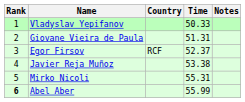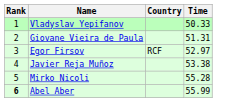- column: (227, 11)
(198, 51) 52.37 -> (198, 51) 52.97
(198, 78) 55.31 -> (198, 78) 55.28
